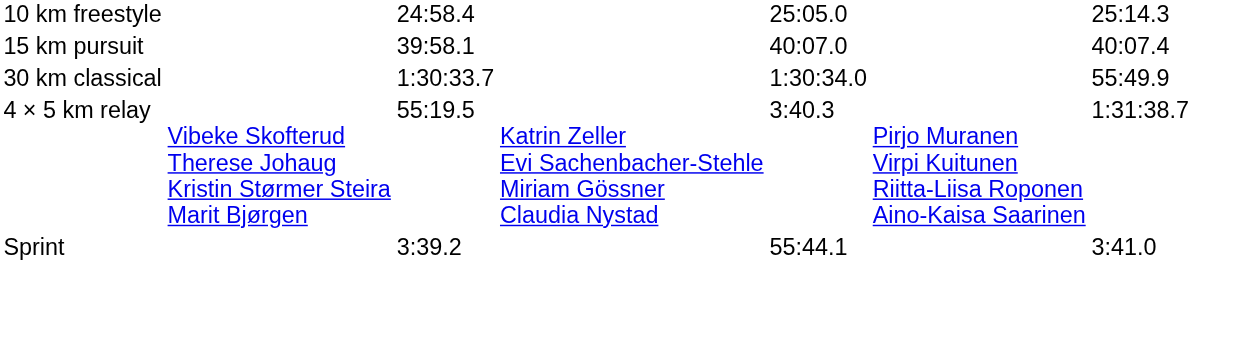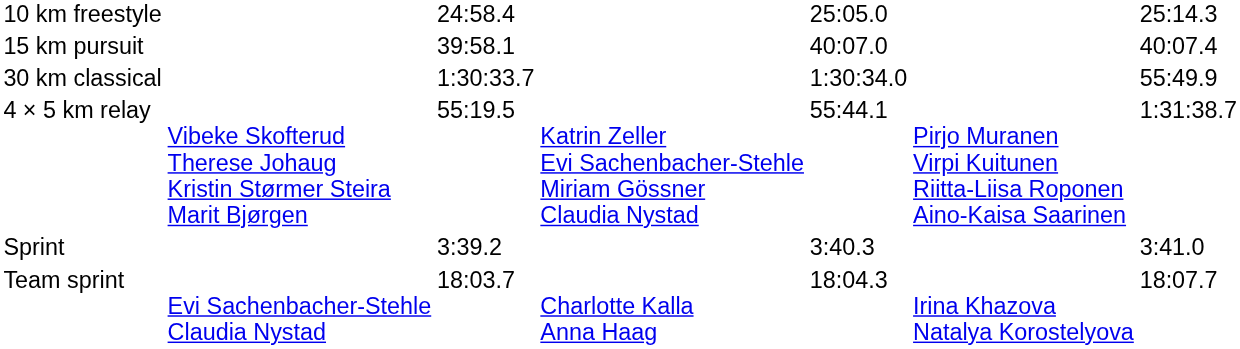(802, 110) 3:40.3 -> (849, 110) 55:44.1
(808, 247) 55:44.1 -> (842, 247) 3:40.3
+ row: (64, 280)
